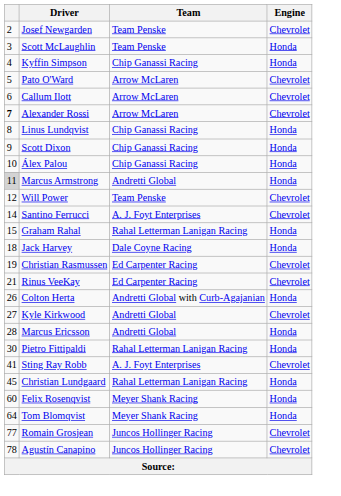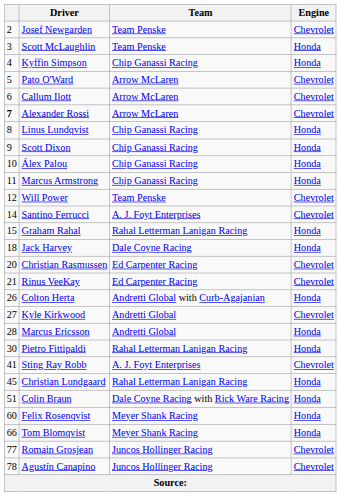(12, 181) lightgrey background -> (12, 181) no background
(144, 181) Andretti Global -> (155, 181) Chip Ganassi Racing
(12, 264) 19 -> (12, 264) 20
+ row: (47, 399)
(12, 416) 64 -> (12, 432) 66
